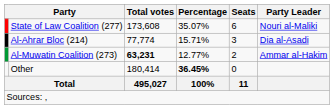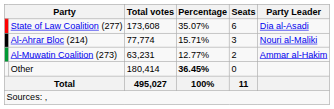(289, 26) Nouri al-Maliki -> (284, 26) Dia al-Asadi
(284, 41) Dia al-Asadi -> (289, 41) Nouri al-Maliki
(141, 55) bold -> (141, 55) normal
